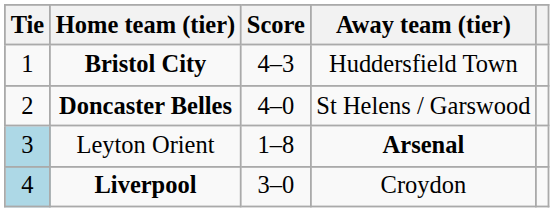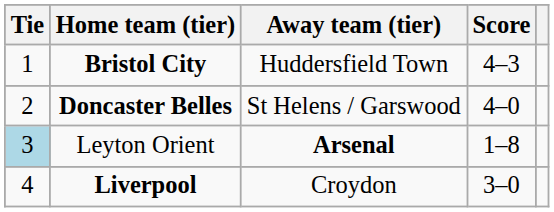columns swapped: (276, 24) <-> (423, 24)
(27, 185) lightblue background -> (27, 185) no background
